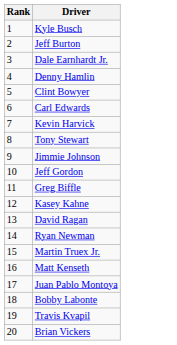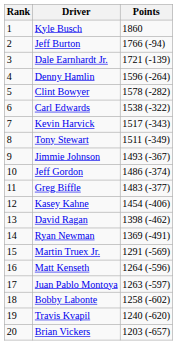+ column: (146, 12)
